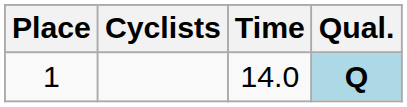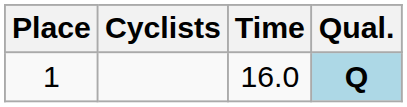(270, 76) 14.0 -> (270, 76) 16.0
